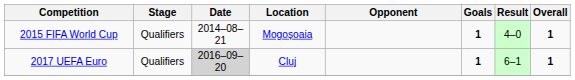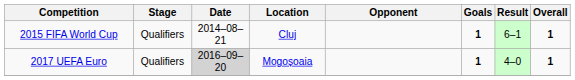(287, 35) Mogoșoaia -> (287, 35) Cluj
(513, 35) 4–0 -> (513, 35) 6–1
(287, 62) Cluj -> (287, 62) Mogoșoaia
(513, 62) 6–1 -> (513, 62) 4–0
